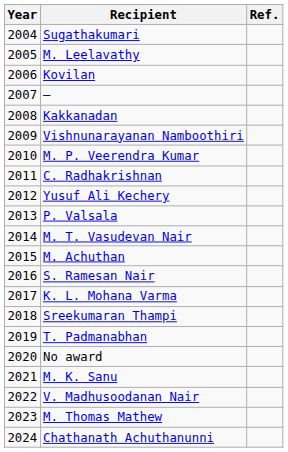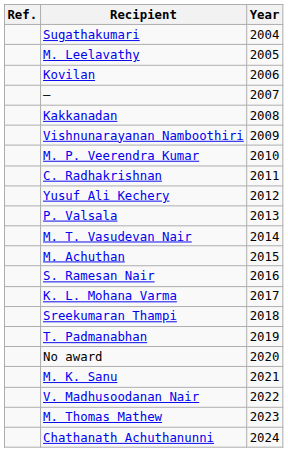columns swapped: (22, 15) <-> (265, 15)
